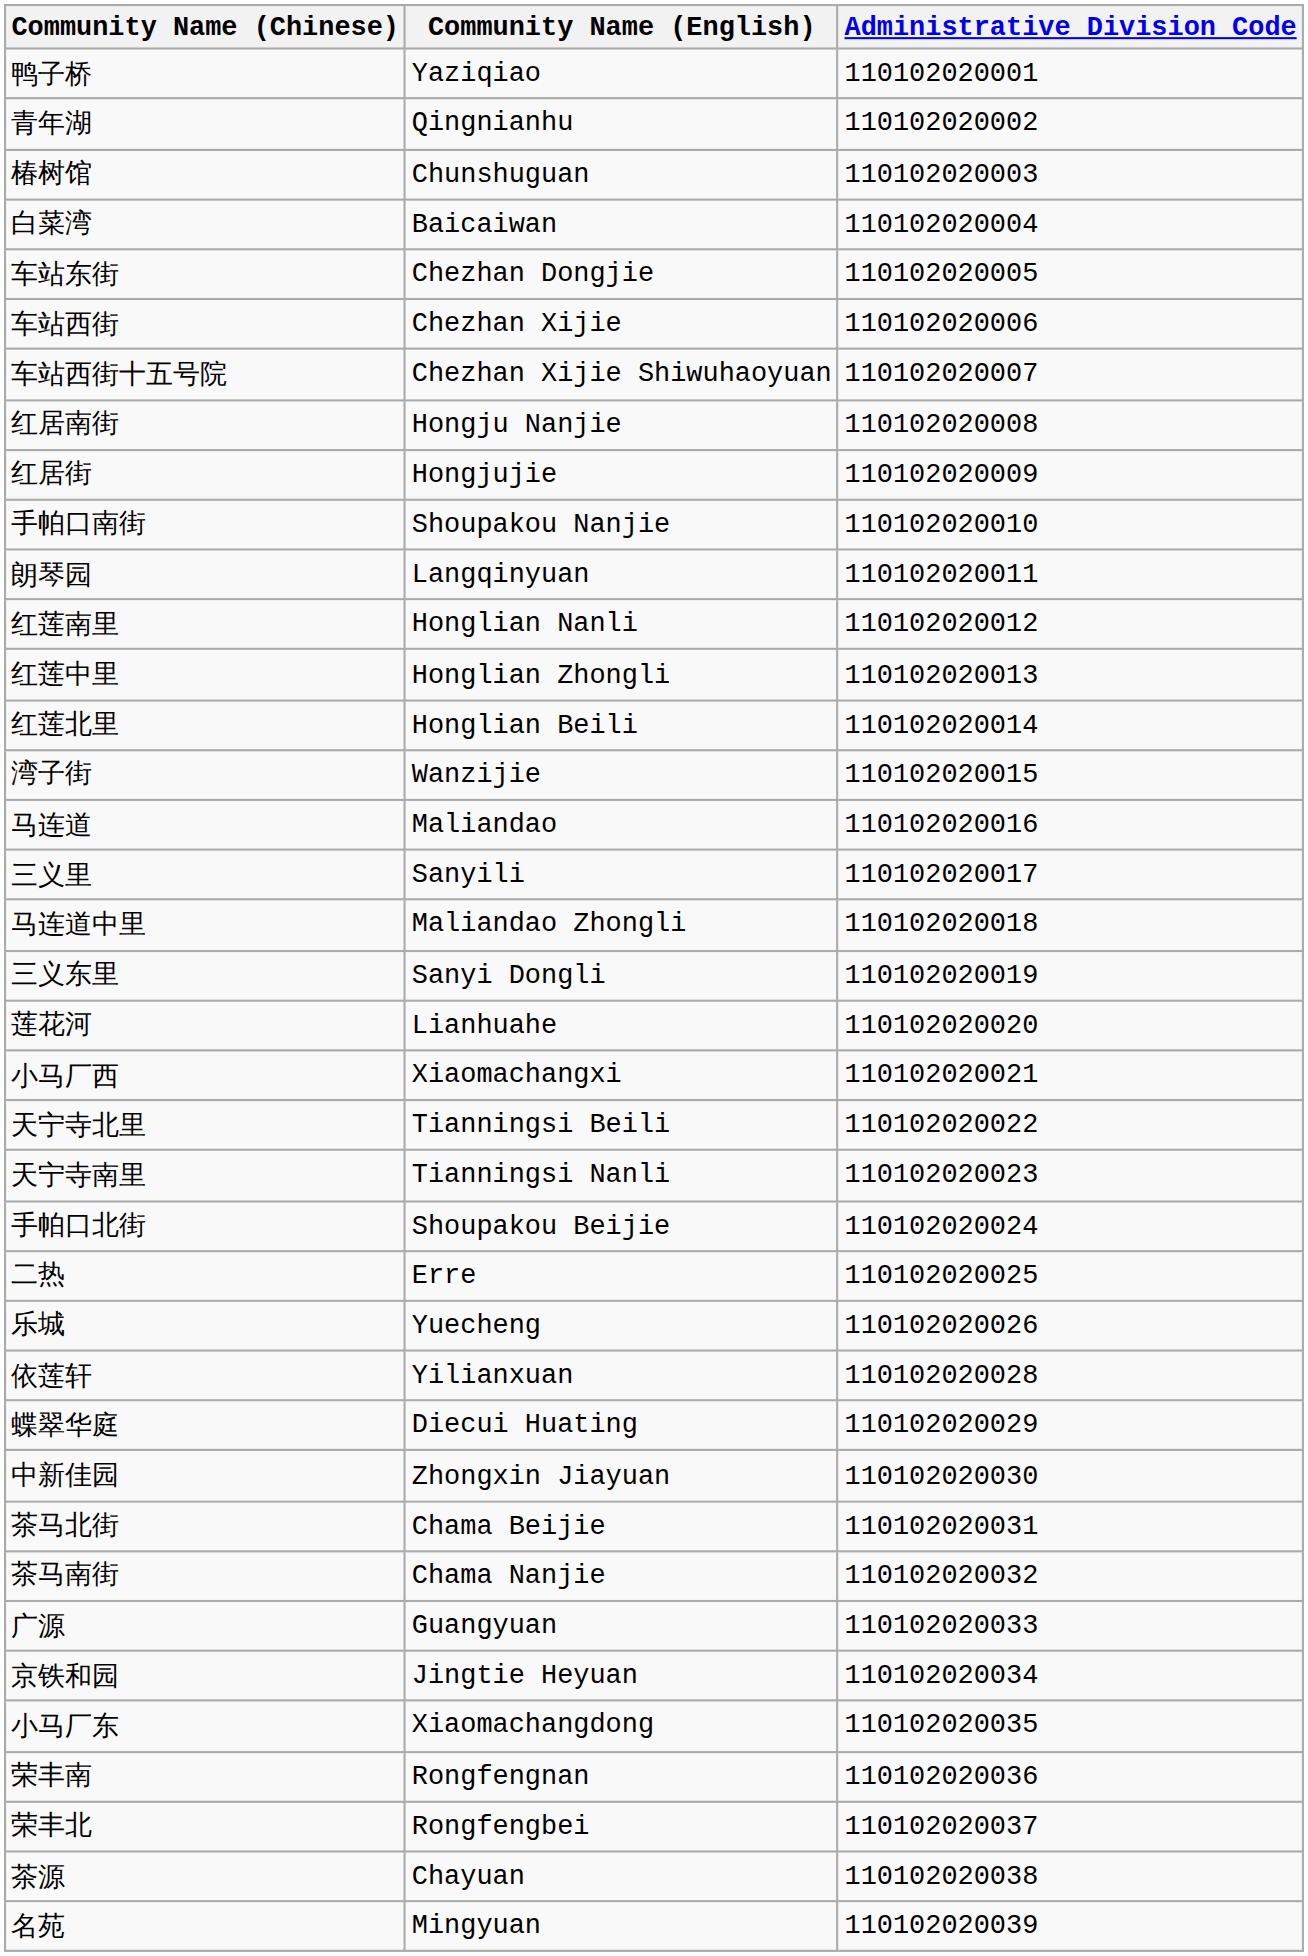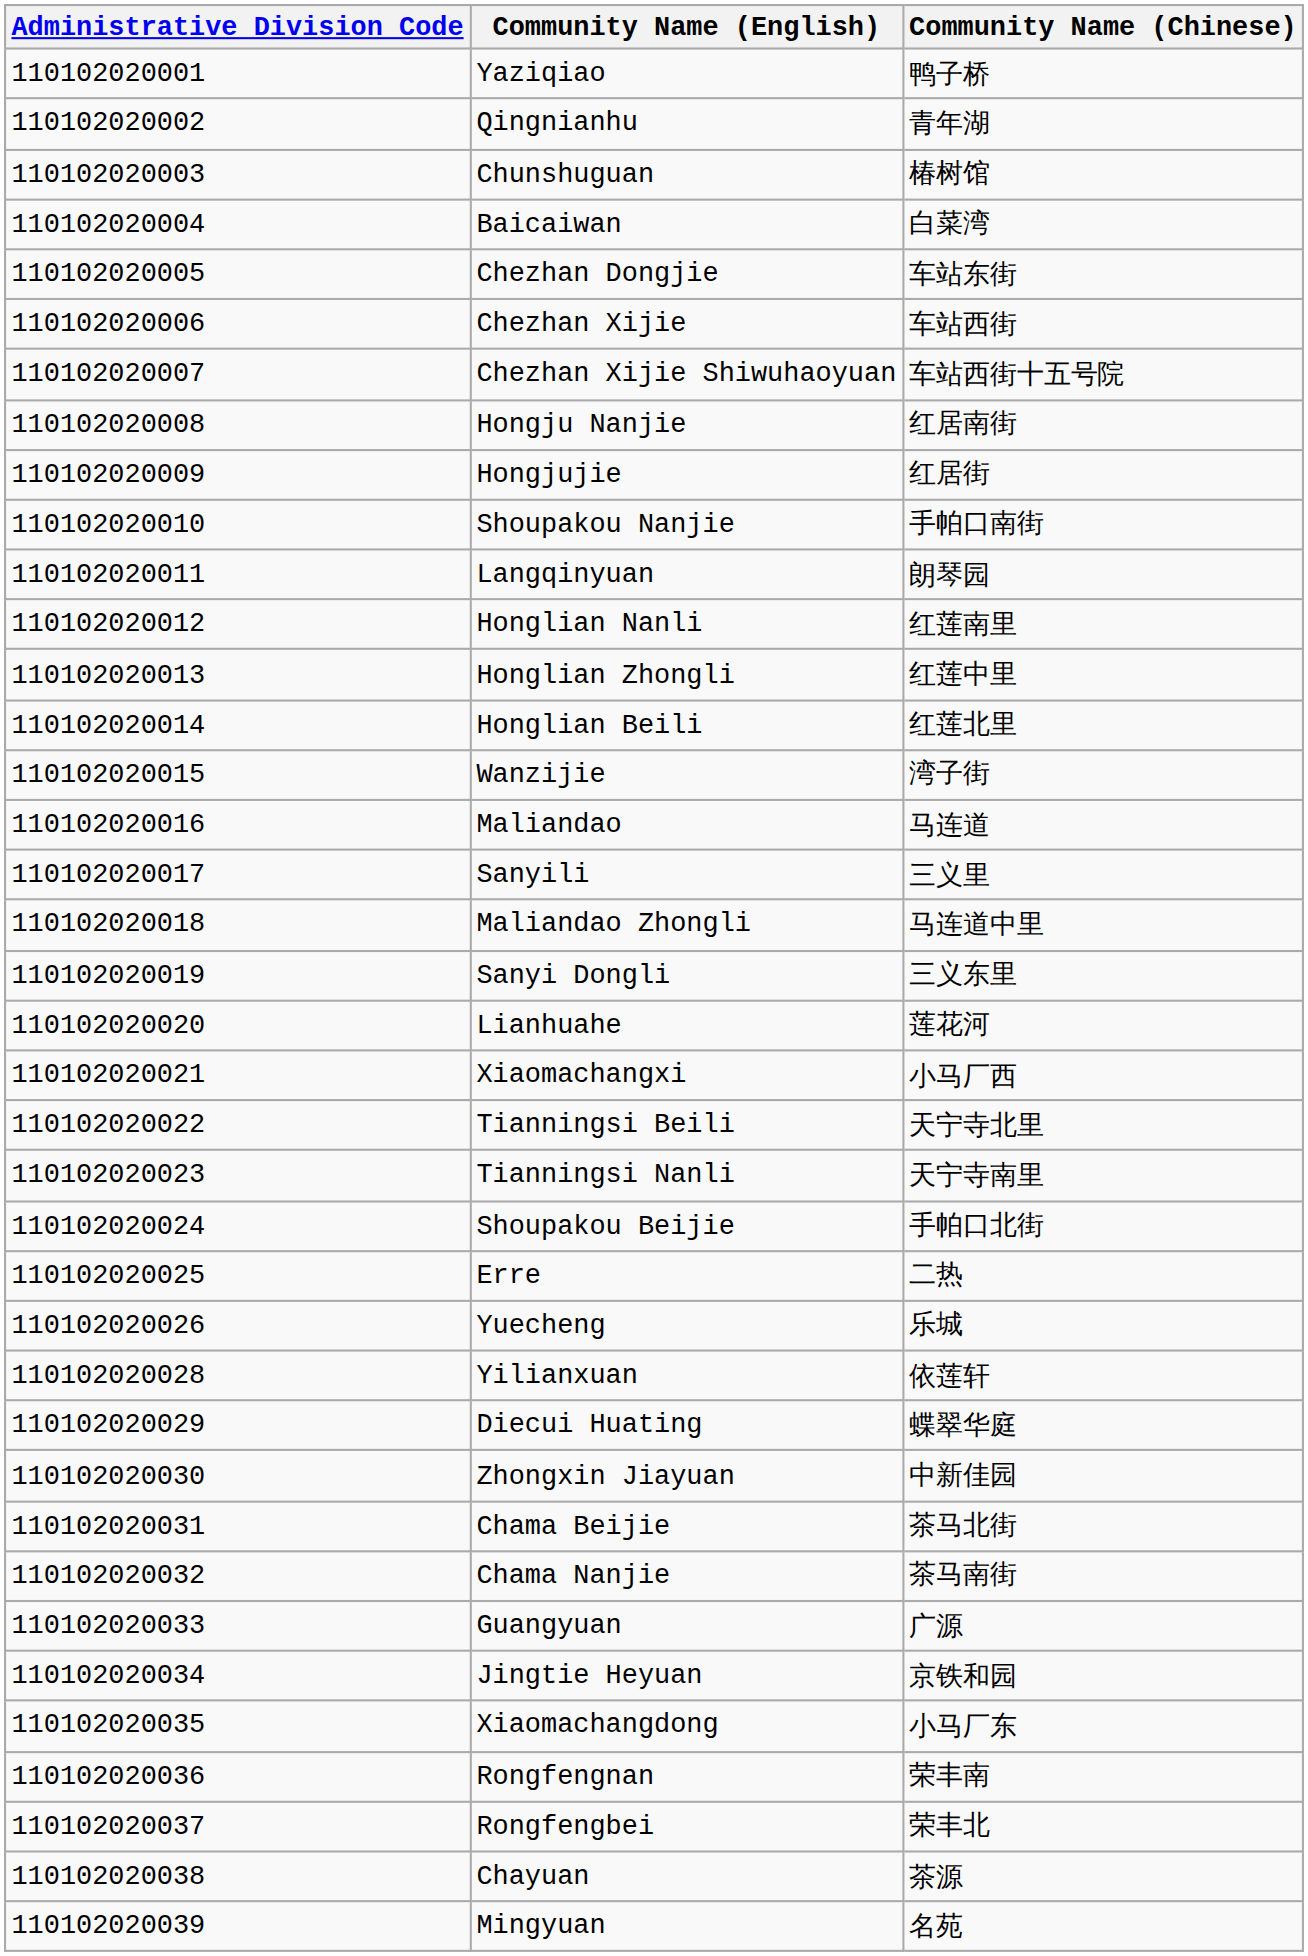columns swapped: (1071, 27) <-> (205, 27)
